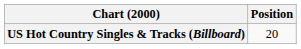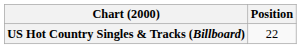(272, 33) 20 -> (272, 33) 22
